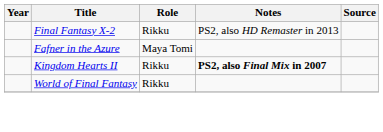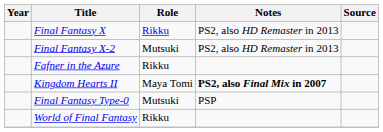+ row: (70, 30)
(156, 30) Rikku -> (160, 48) Mutsuki
(167, 48) Maya Tomi -> (156, 65) Rikku
(156, 65) Rikku -> (167, 83) Maya Tomi
+ row: (81, 100)
